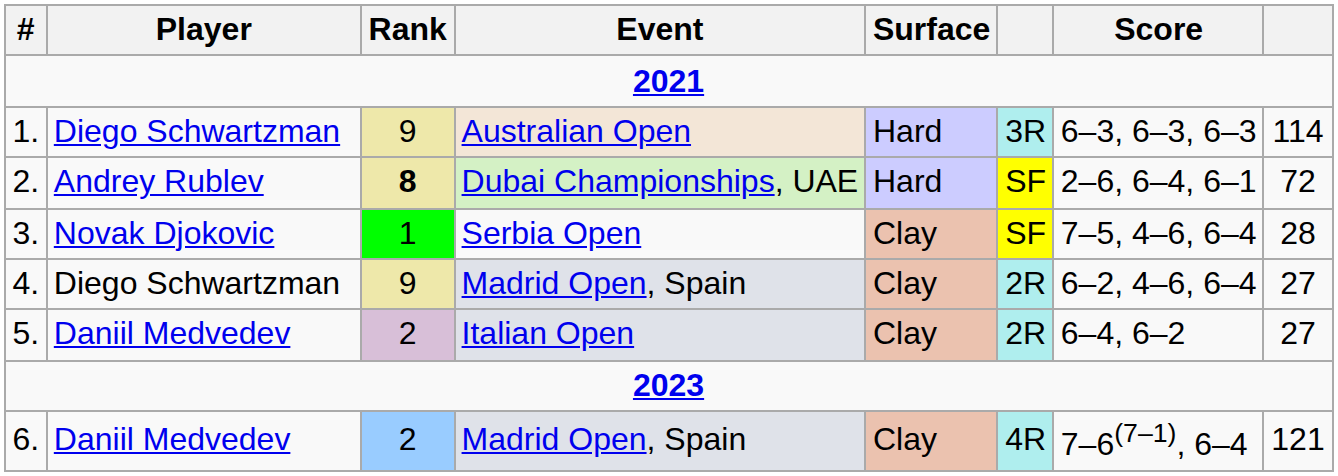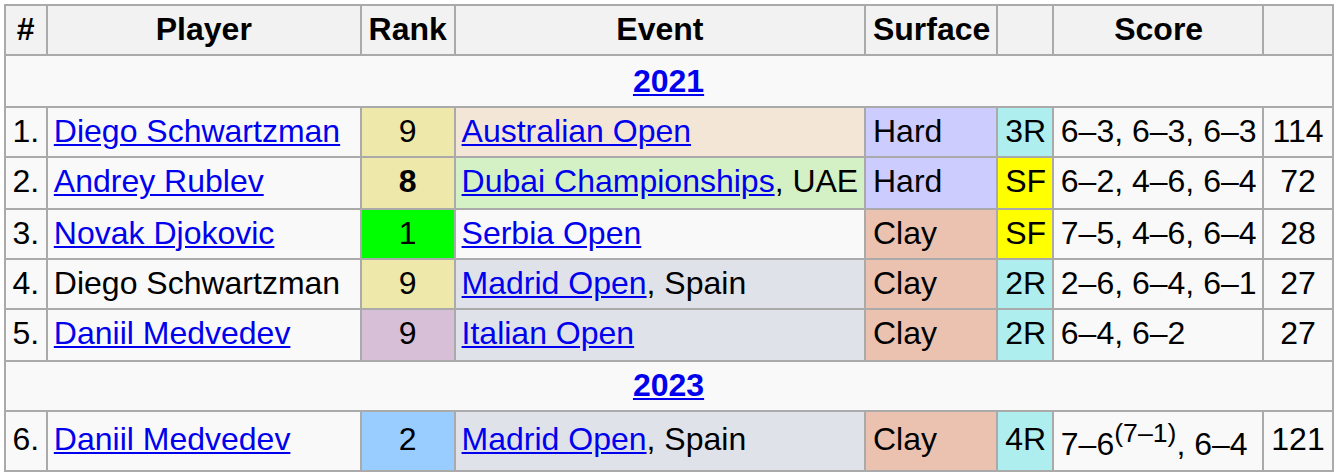(1159, 182) 2–6, 6–4, 6–1 -> (1159, 182) 6–2, 4–6, 6–4
(1159, 283) 6–2, 4–6, 6–4 -> (1159, 283) 2–6, 6–4, 6–1
(408, 334) 2 -> (408, 334) 9
